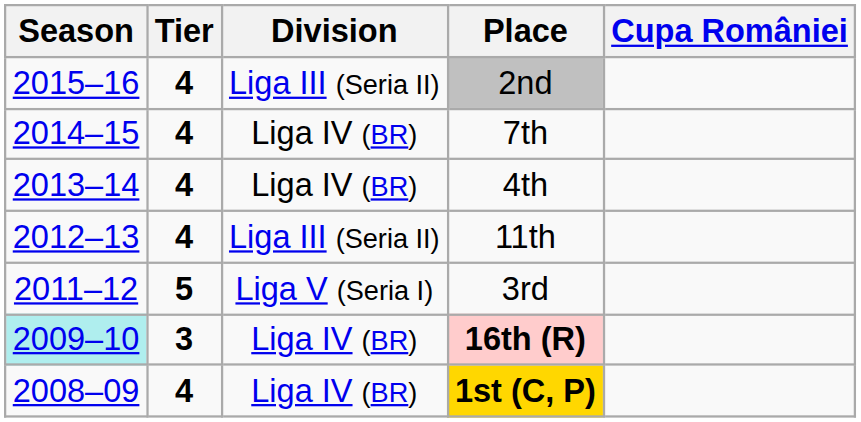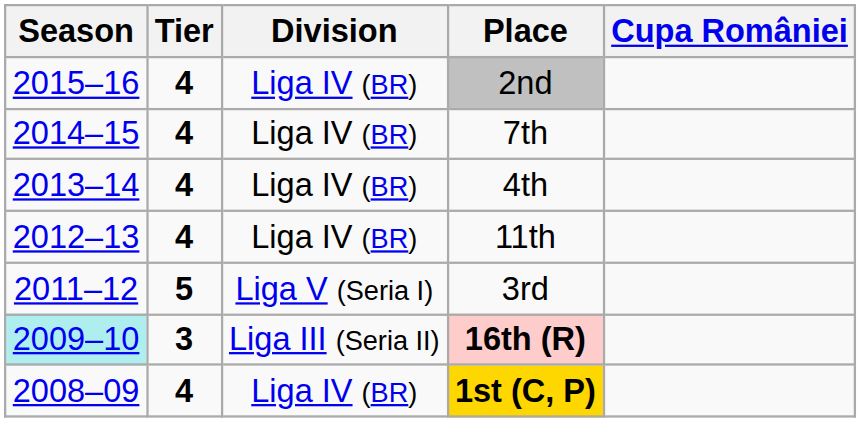(334, 83) Liga III (Seria II) -> (334, 83) Liga IV (BR)
(334, 237) Liga III (Seria II) -> (334, 237) Liga IV (BR)
(334, 340) Liga IV (BR) -> (334, 340) Liga III (Seria II)
